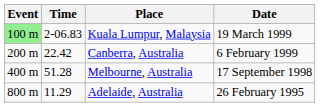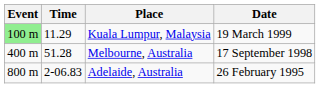(63, 33) 2-06.83 -> (58, 33) 11.29
- row: (136, 53)
(58, 92) 11.29 -> (63, 72) 2-06.83
